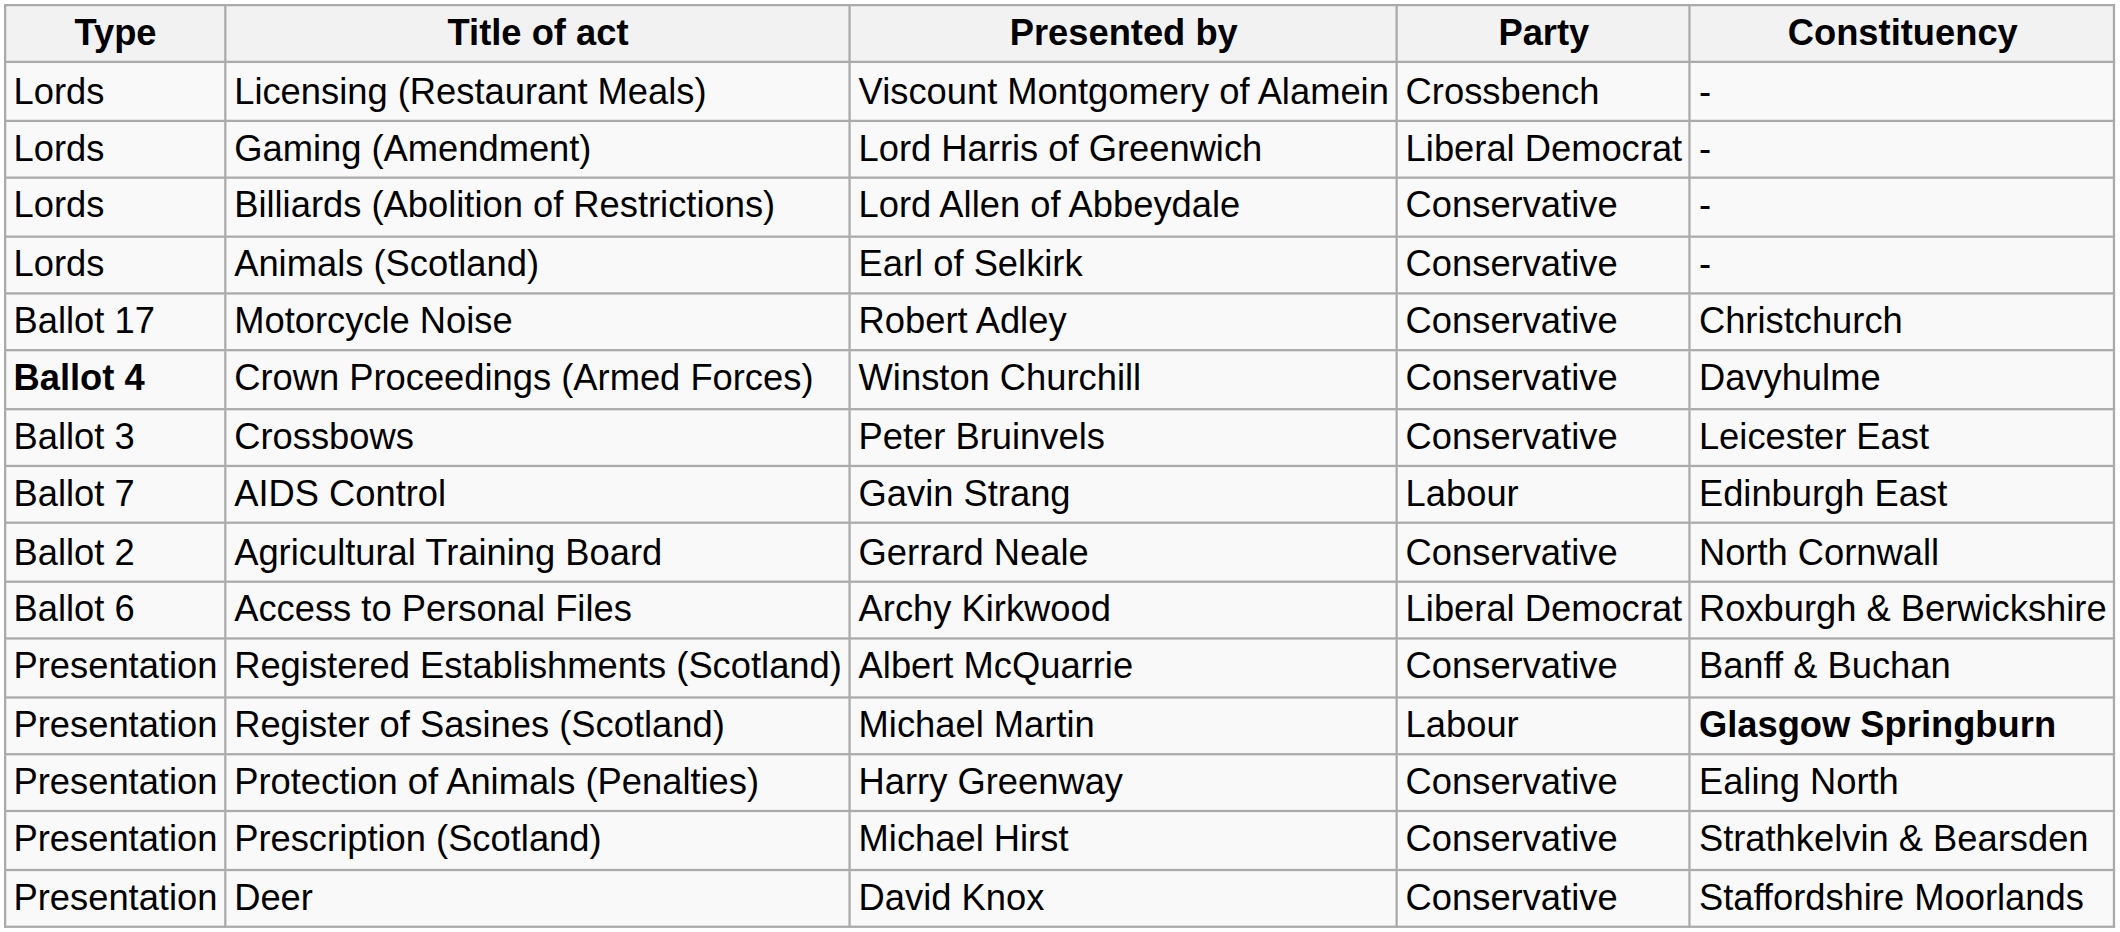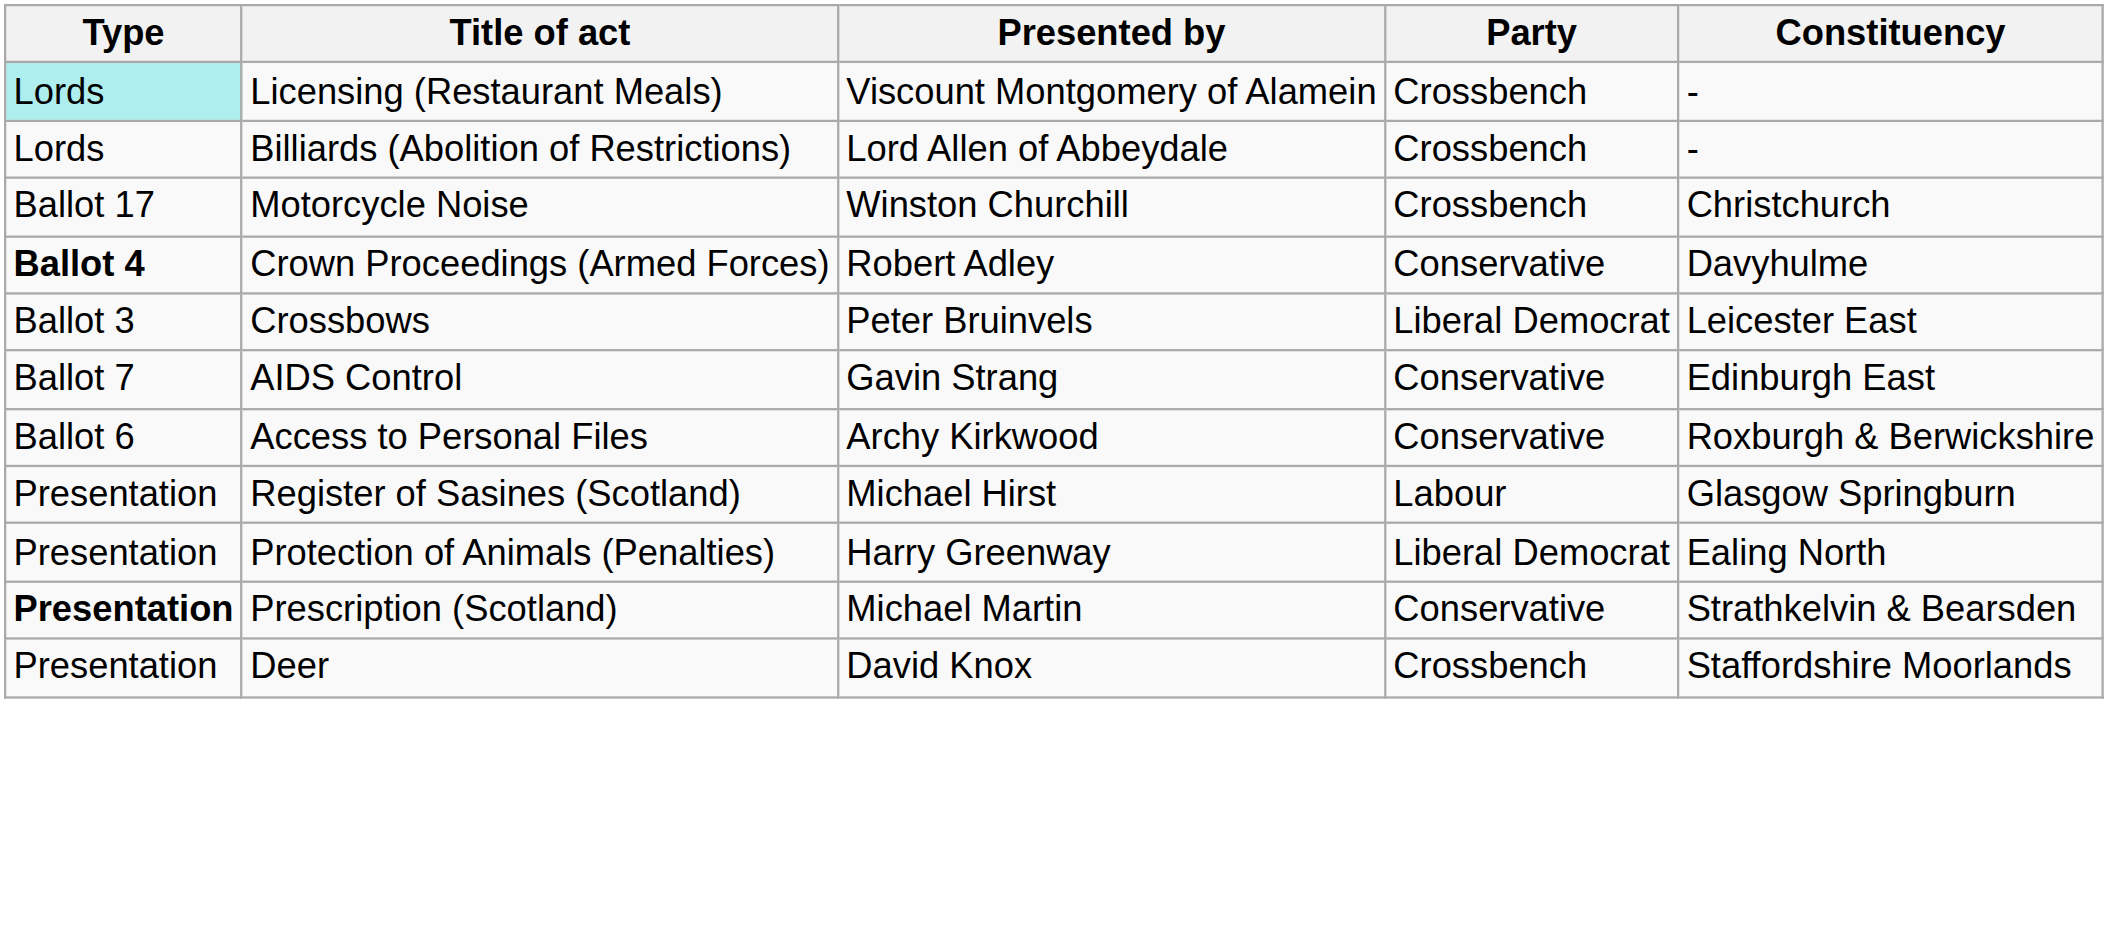(59, 90) no background -> (59, 90) paleturquoise background
- row: (413, 148)
(1512, 206) Conservative -> (1490, 148) Crossbench
- row: (387, 263)
(963, 321) Robert Adley -> (988, 206) Winston Churchill
(1512, 321) Conservative -> (1490, 206) Crossbench
(1000, 378) Winston Churchill -> (950, 263) Robert Adley
(1512, 436) Conservative -> (1532, 321) Liberal Democrat
(1462, 494) Labour -> (1499, 378) Conservative
- row: (448, 551)
(1544, 609) Liberal Democrat -> (1499, 436) Conservative
- row: (538, 666)
(977, 724) Michael Martin -> (951, 494) Michael Hirst
(1877, 724) bold -> (1851, 494) normal
(1512, 782) Conservative -> (1532, 551) Liberal Democrat
(115, 839) normal -> (124, 609) bold
(964, 839) Michael Hirst -> (964, 609) Michael Martin
(1512, 897) Conservative -> (1490, 666) Crossbench
